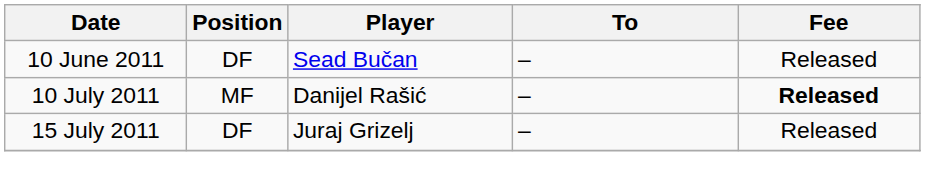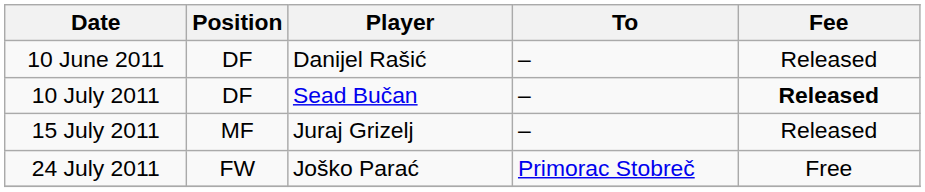(355, 58) Sead Bučan -> (360, 58) Danijel Rašić
(237, 95) MF -> (237, 95) DF
(360, 95) Danijel Rašić -> (355, 95) Sead Bučan
(237, 131) DF -> (237, 131) MF
+ row: (96, 167)
